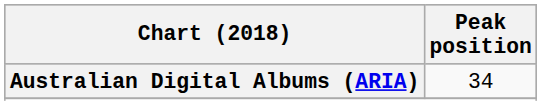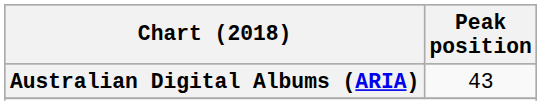(481, 82) 34 -> (481, 82) 43
